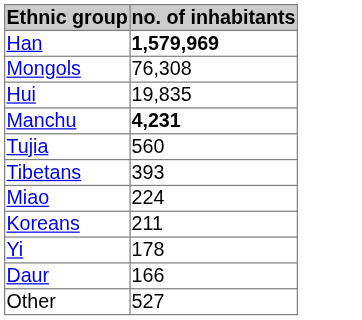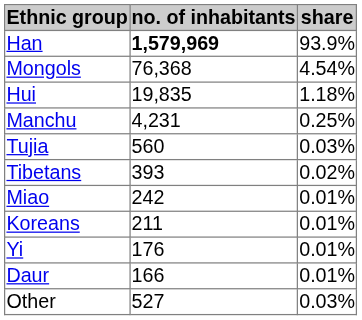+ column: (327, 17)
(162, 69) 76,308 -> (162, 69) 76,368
(156, 120) bold -> (156, 120) normal
(148, 198) 224 -> (148, 198) 242
(148, 249) 178 -> (148, 249) 176
